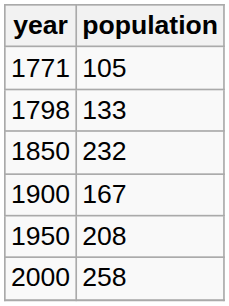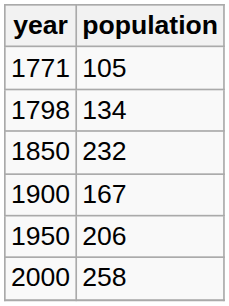(104, 109) 133 -> (104, 109) 134
(104, 236) 208 -> (104, 236) 206
